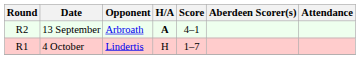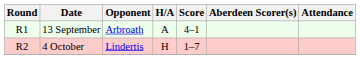(22, 29) R2 -> (22, 29) R1
(165, 29) bold -> (165, 29) normal
(22, 46) R1 -> (22, 46) R2
